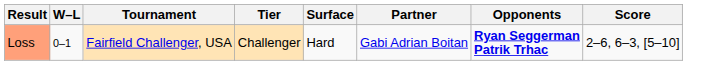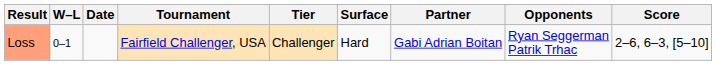+ column: (100, 14)
(527, 42) bold -> (559, 42) normal
